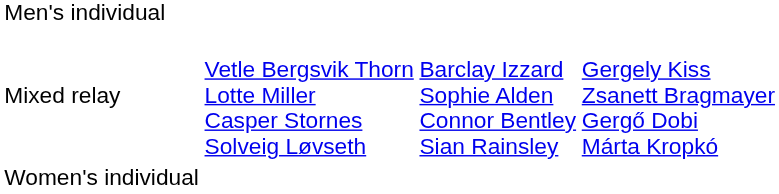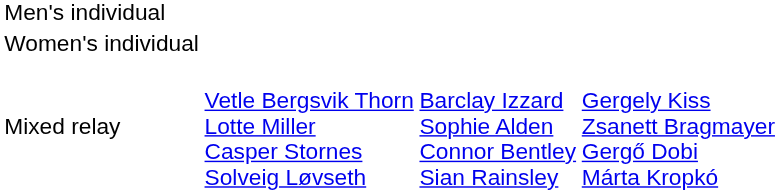rows swapped: (102, 177) <-> (62, 95)
